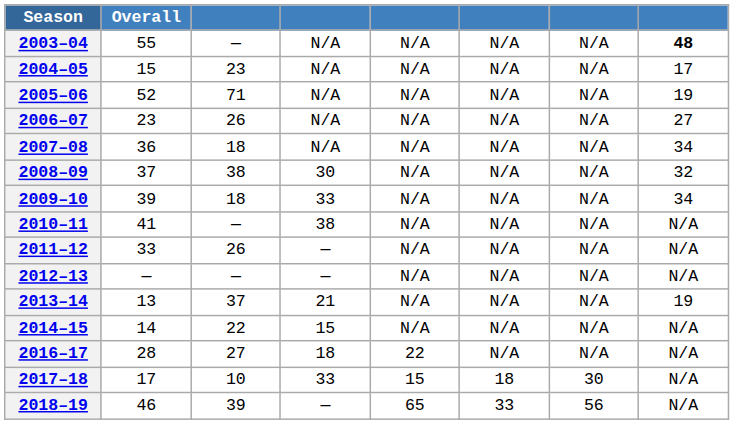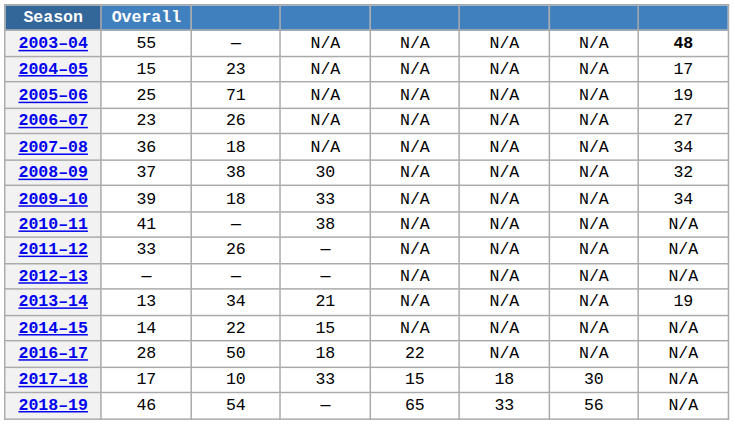(146, 95) 52 -> (146, 95) 25
(236, 302) 37 -> (236, 302) 34
(236, 354) 27 -> (236, 354) 50
(236, 406) 39 -> (236, 406) 54
